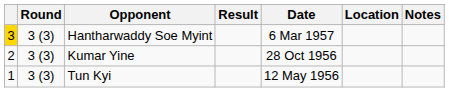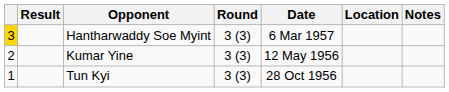columns swapped: (238, 14) <-> (41, 14)
(301, 55) 28 Oct 1956 -> (301, 55) 12 May 1956
(301, 76) 12 May 1956 -> (301, 76) 28 Oct 1956
